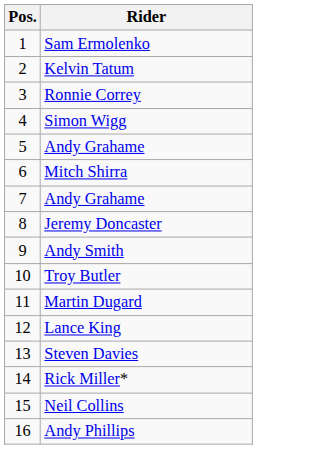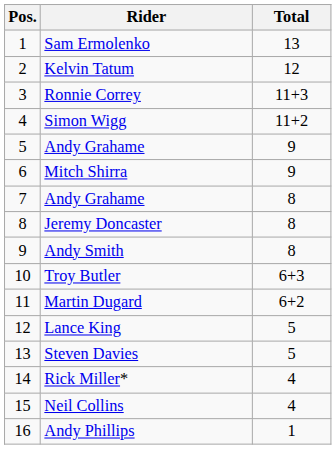+ column: (292, 17)
